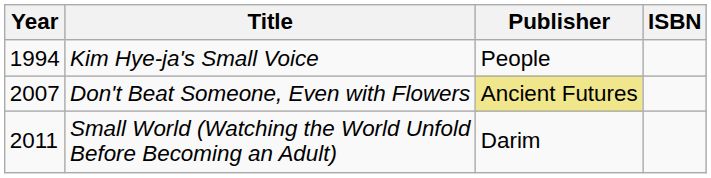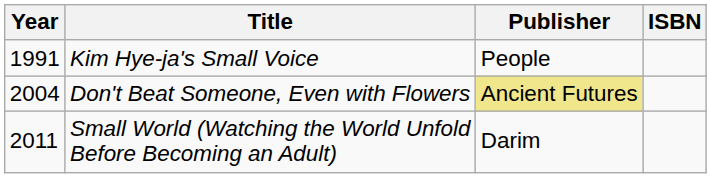(35, 57) 1994 -> (35, 57) 1991
(35, 93) 2007 -> (35, 93) 2004
